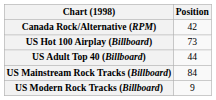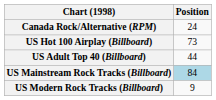(192, 27) 42 -> (192, 27) 24
(192, 73) no background -> (192, 73) lightblue background
